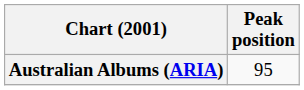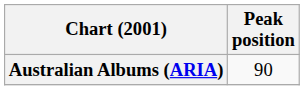(263, 69) 95 -> (263, 69) 90
